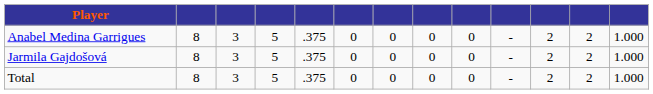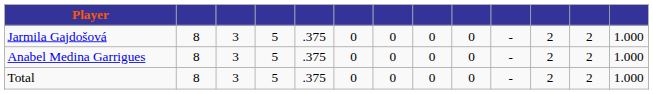rows swapped: (57, 57) <-> (76, 36)
